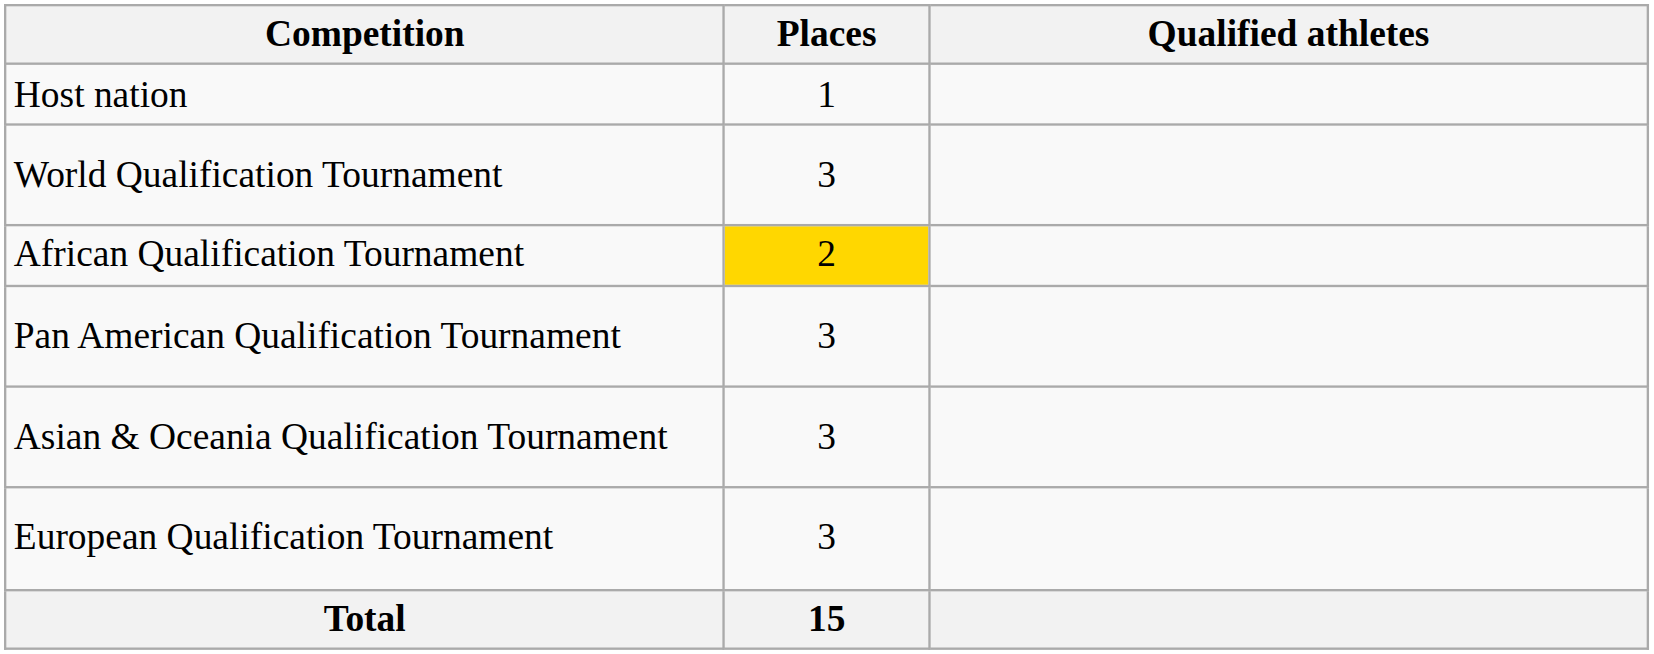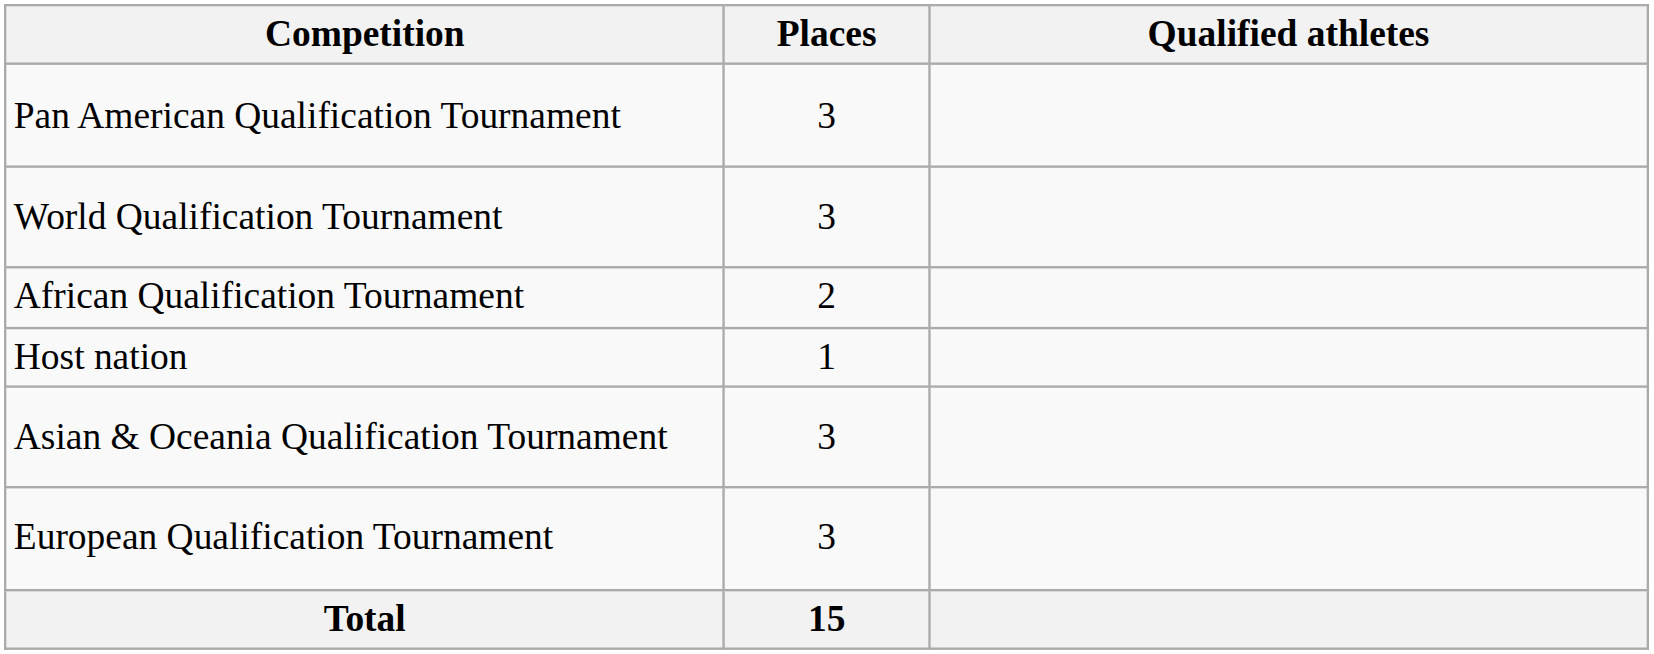rows swapped: (101, 93) <-> (317, 334)
(827, 254) gold background -> (827, 296) no background
